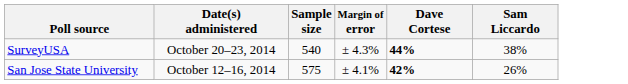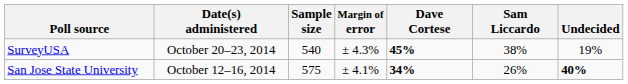+ column: (590, 29)
(402, 49) 44% -> (402, 49) 45%
(402, 69) 42% -> (402, 69) 34%
